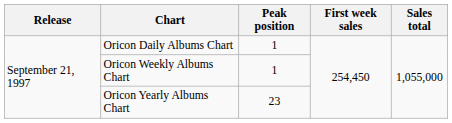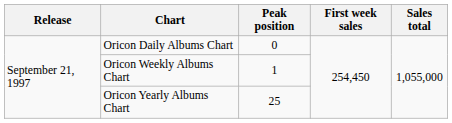(274, 45) 1 -> (274, 45) 0
(274, 102) 23 -> (274, 102) 25
